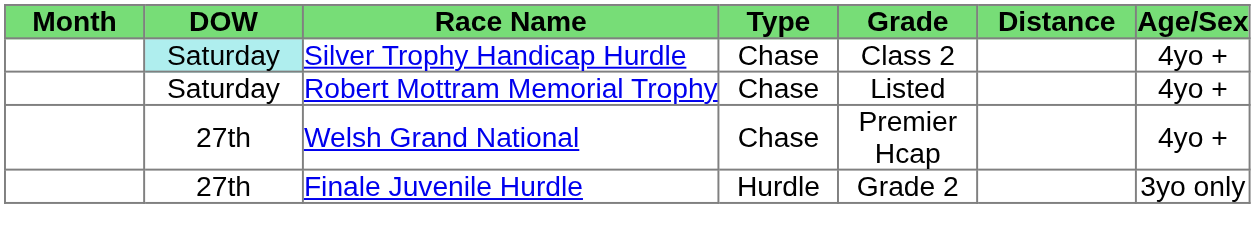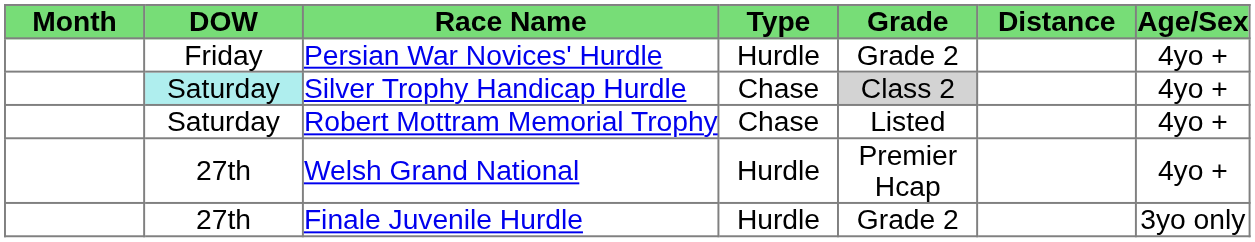+ row: (483, 55)
(908, 55) no background -> (908, 88) lightgrey background
(778, 137) Chase -> (778, 171) Hurdle
